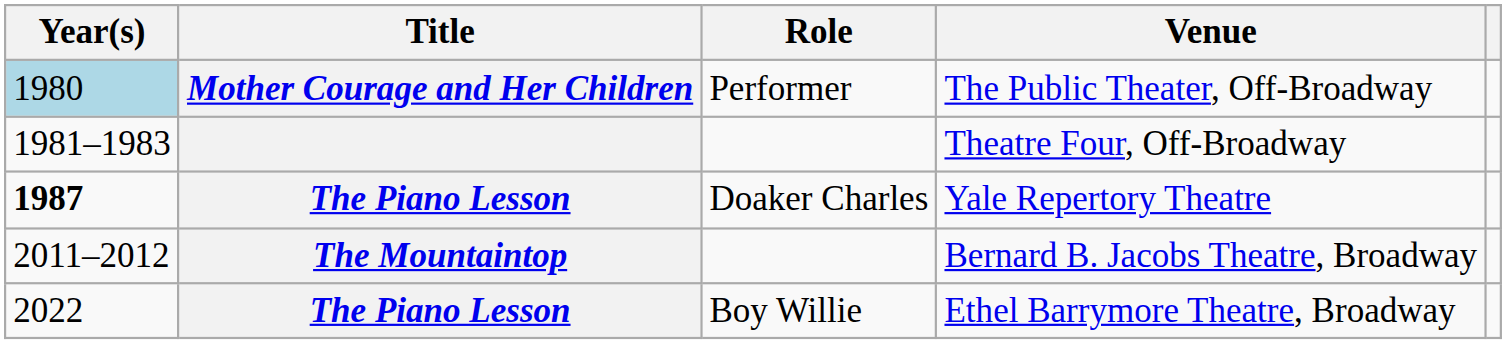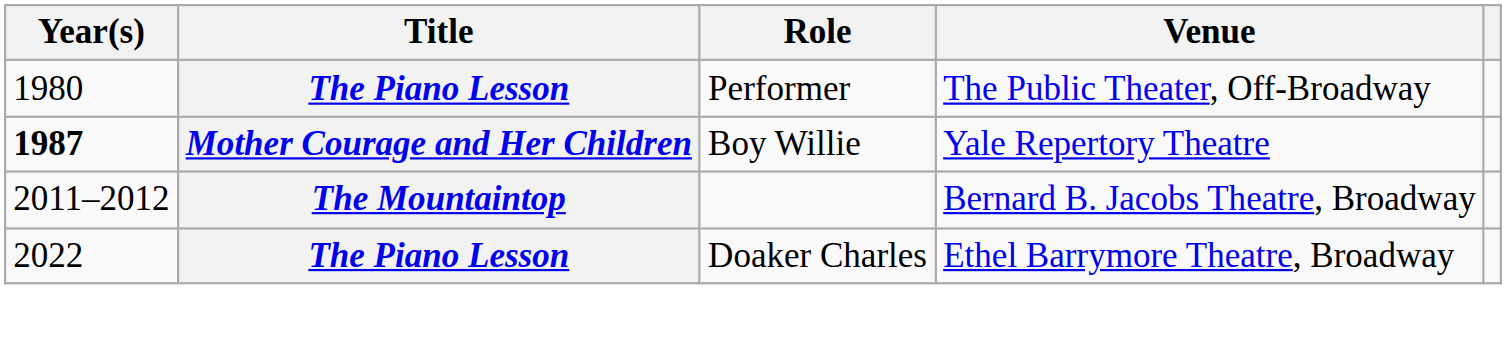(48, 87) lightblue background -> (48, 87) no background
(440, 87) Mother Courage and Her Children -> (439, 87) The Piano Lesson
- row: (1145, 143)
(440, 198) The Piano Lesson -> (439, 143) Mother Courage and Her Children
(819, 198) Doaker Charles -> (784, 143) Boy Willie
(786, 310) Boy Willie -> (818, 254) Doaker Charles
